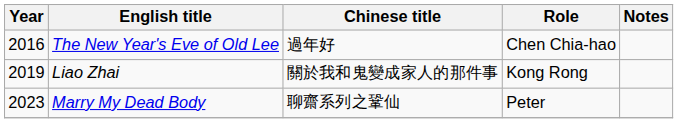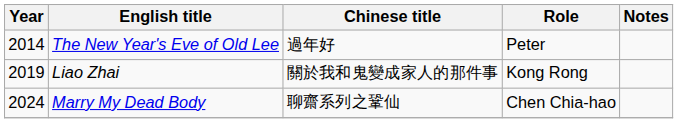(26, 44) 2016 -> (26, 44) 2014
(561, 44) Chen Chia-hao -> (526, 44) Peter
(26, 102) 2023 -> (26, 102) 2024
(526, 102) Peter -> (561, 102) Chen Chia-hao
